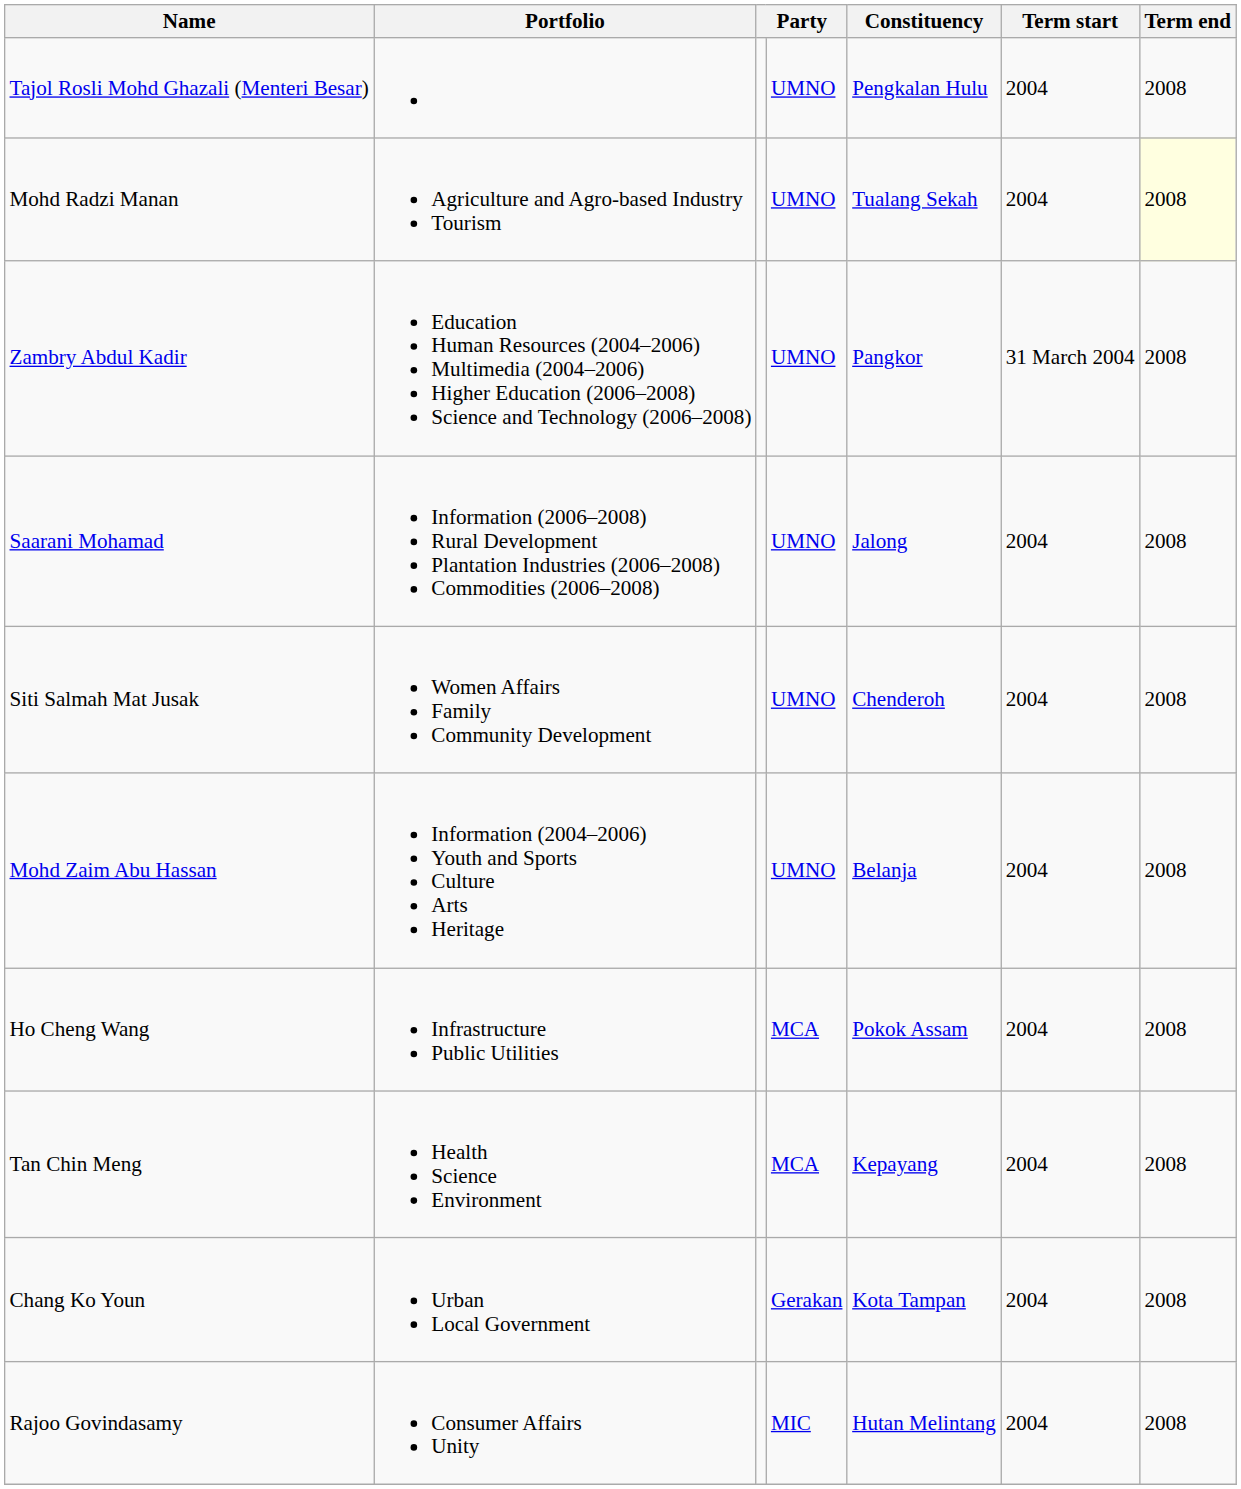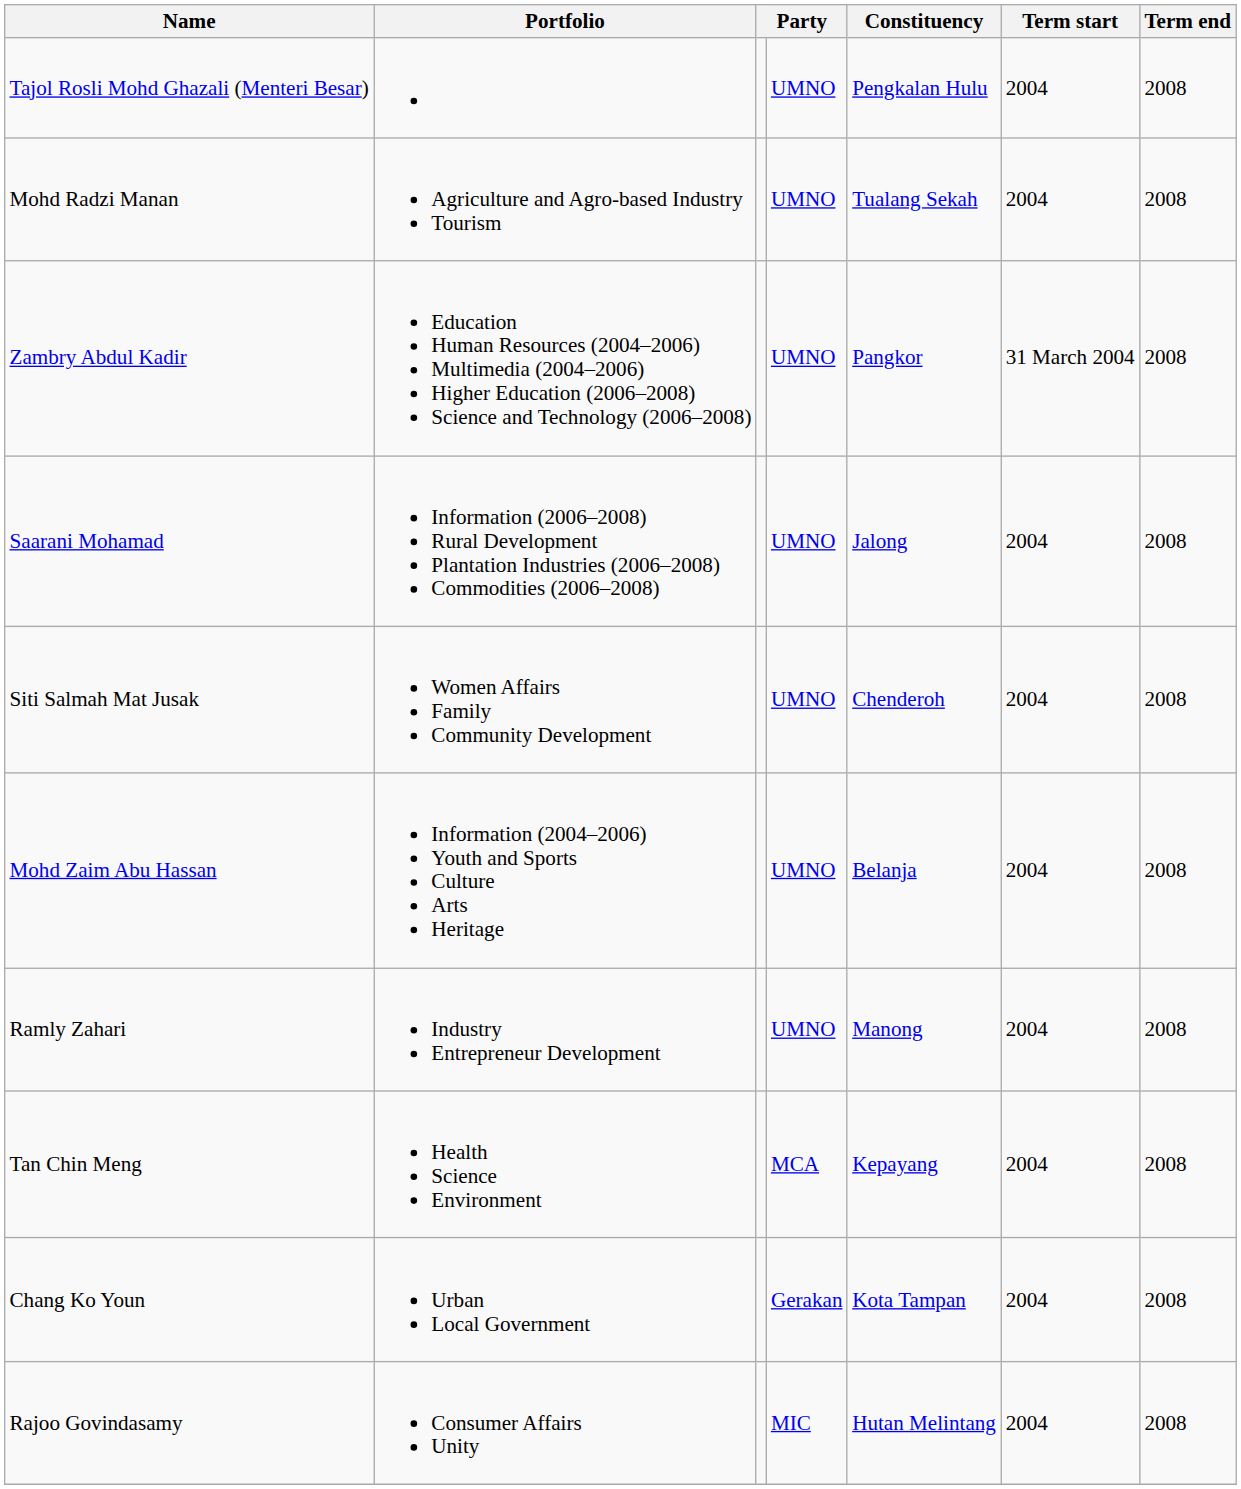(1166, 199) lightyellow background -> (1166, 199) no background
+ row: (68, 1029)
- row: (79, 1029)
